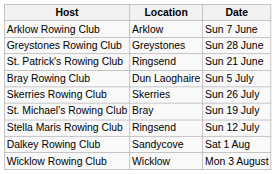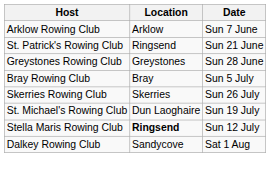rows swapped: (65, 62) <-> (64, 45)
(166, 78) Dun Laoghaire -> (143, 78) Bray
(143, 111) Bray -> (166, 111) Dun Laoghaire
(154, 128) normal -> (156, 128) bold
- row: (57, 161)
